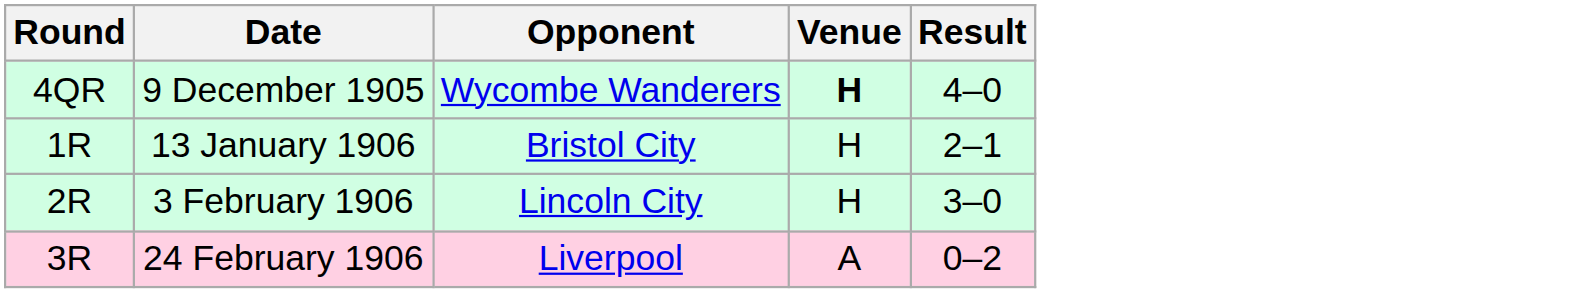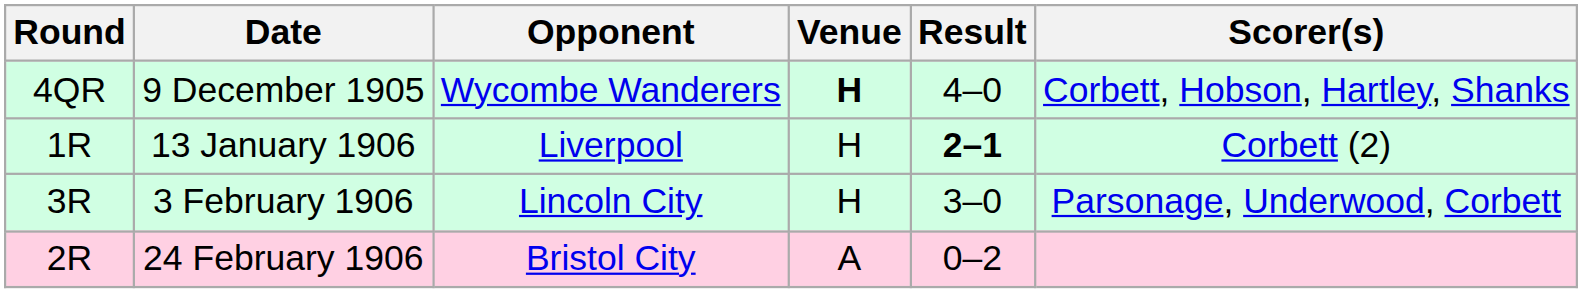+ column: (1306, 32)
(611, 145) Bristol City -> (611, 145) Liverpool
(972, 145) normal -> (972, 145) bold
(70, 201) 2R -> (70, 201) 3R
(70, 257) 3R -> (70, 257) 2R
(611, 257) Liverpool -> (611, 257) Bristol City
